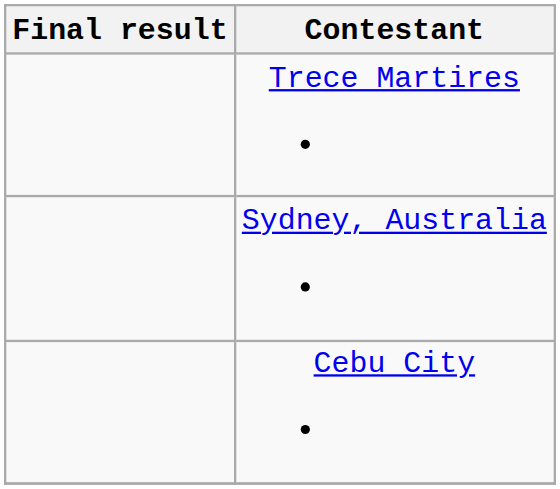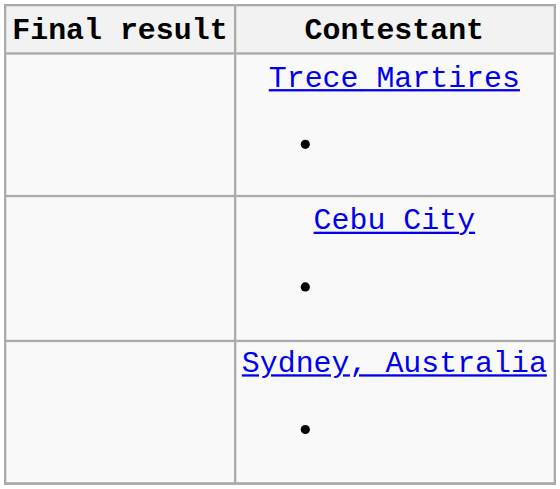rows swapped: (394, 253) <-> (394, 397)
